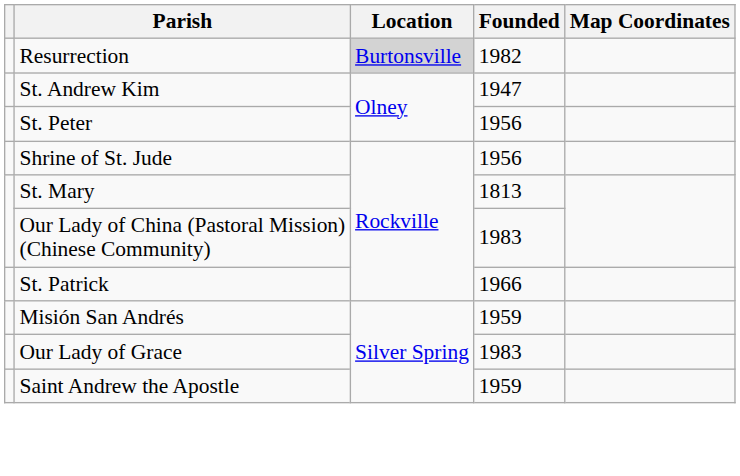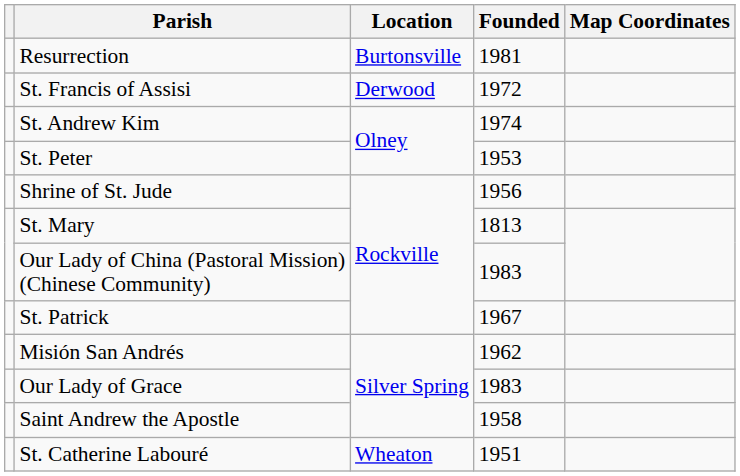(408, 55) lightgrey background -> (408, 55) no background
(500, 55) 1982 -> (500, 55) 1981
+ row: (105, 89)
(500, 89) 1947 -> (500, 123) 1974
(500, 123) 1956 -> (500, 157) 1953
(500, 283) 1966 -> (500, 317) 1967
(500, 317) 1959 -> (500, 351) 1962
(500, 385) 1959 -> (500, 419) 1958
+ row: (114, 453)
